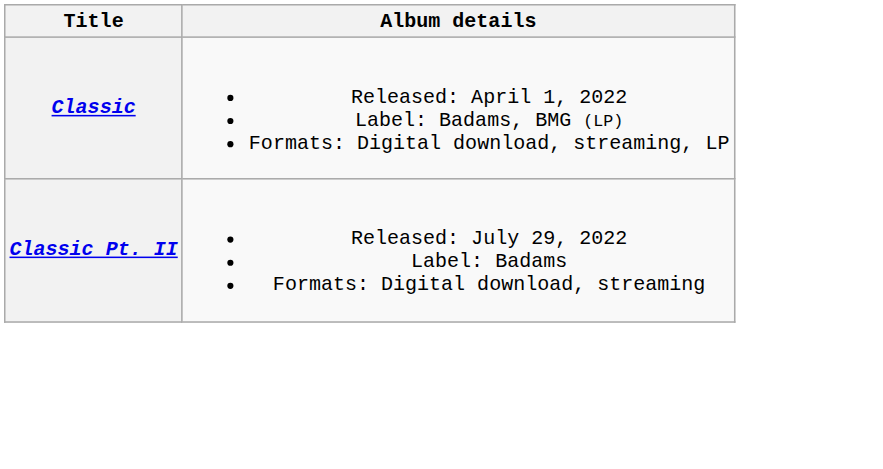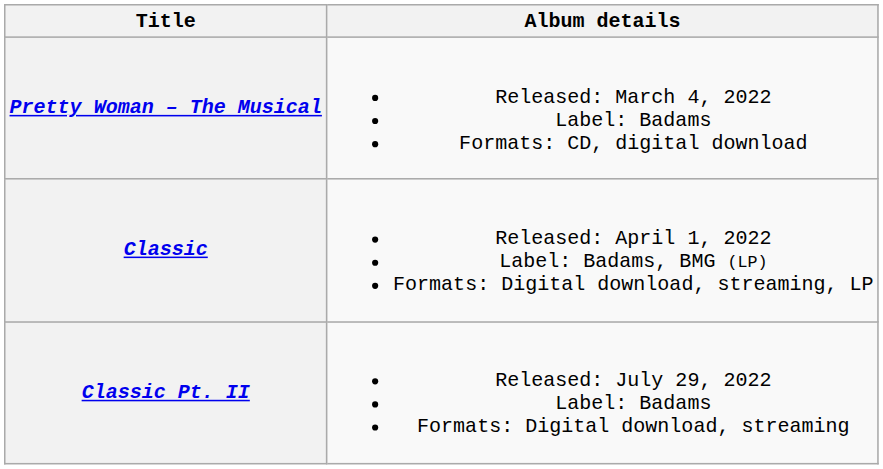+ row: (166, 108)
